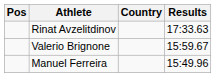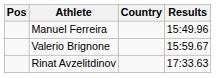rows swapped: (69, 64) <-> (74, 30)
